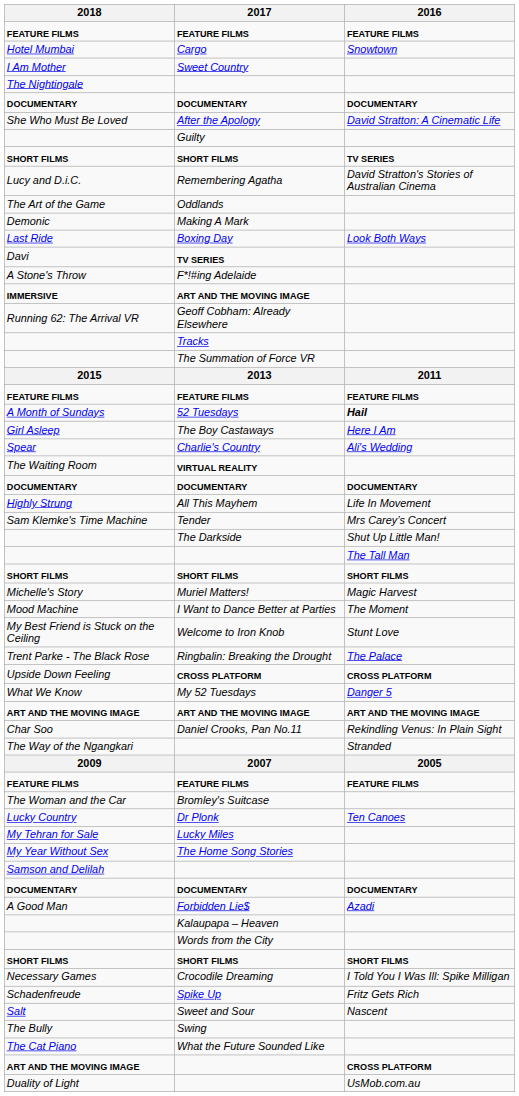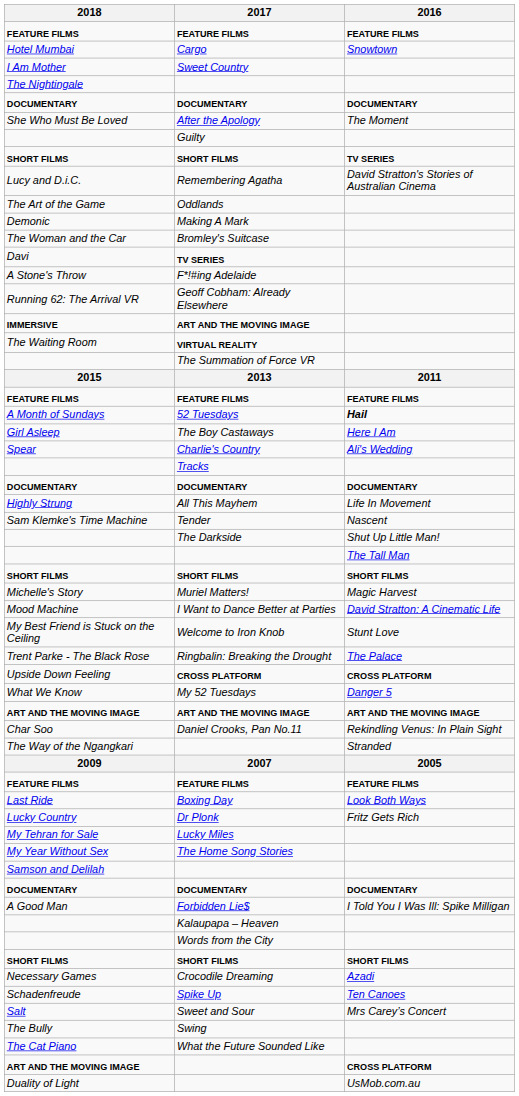(424, 120) David Stratton: A Cinematic Life -> (378, 120) The Moment
rows swapped: (66, 800) <-> (30, 238)
rows swapped: (32, 296) <-> (73, 318)
rows swapped: (52, 465) <-> (89, 342)
(396, 520) Mrs Carey’s Concert -> (367, 520) Nascent
(378, 609) The Moment -> (424, 609) David Stratton: A Cinematic Life
(376, 817) Ten Canoes -> (383, 817) Fritz Gets Rich
(361, 906) Azadi -> (428, 906) I Told You I Was Ill: Spike Milligan
(428, 977) I Told You I Was Ill: Spike Milligan -> (361, 977) Azadi
(383, 994) Fritz Gets Rich -> (376, 994) Ten Canoes
(367, 1011) Nascent -> (396, 1011) Mrs Carey’s Concert
